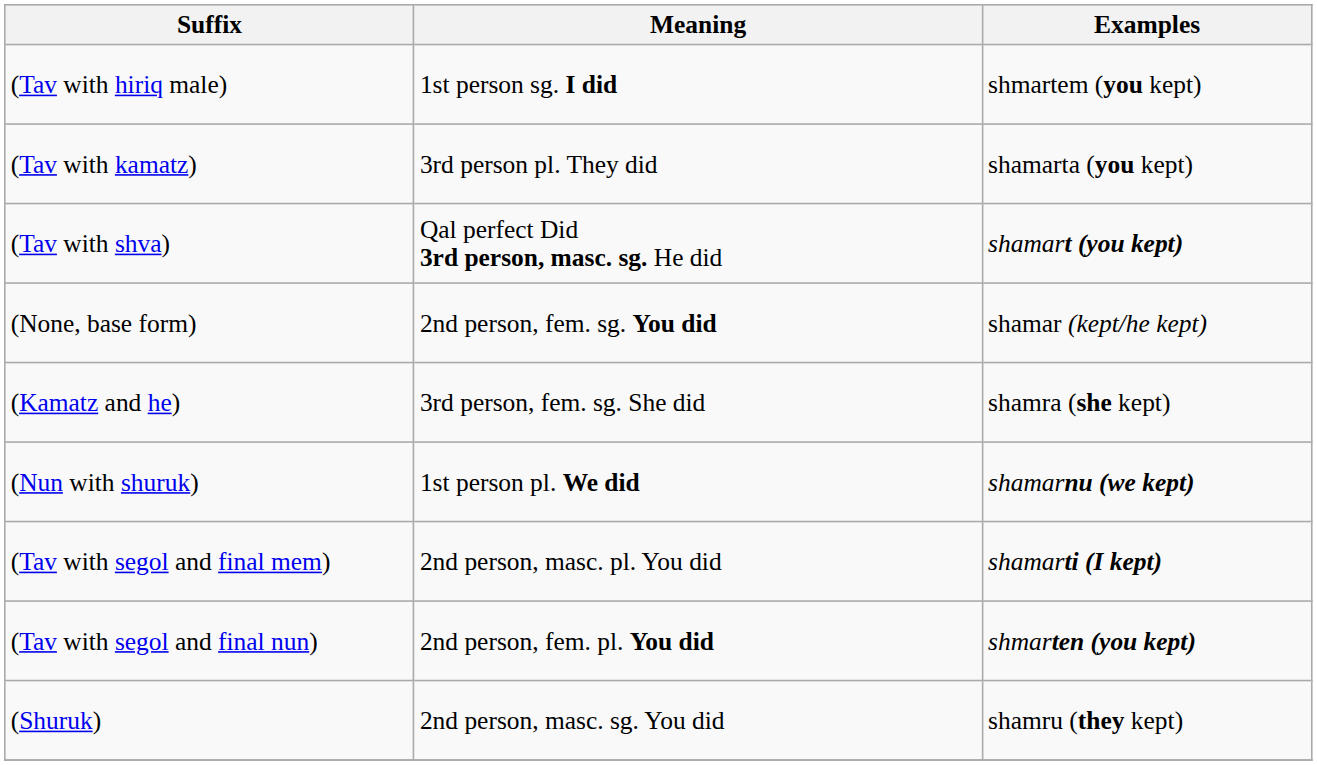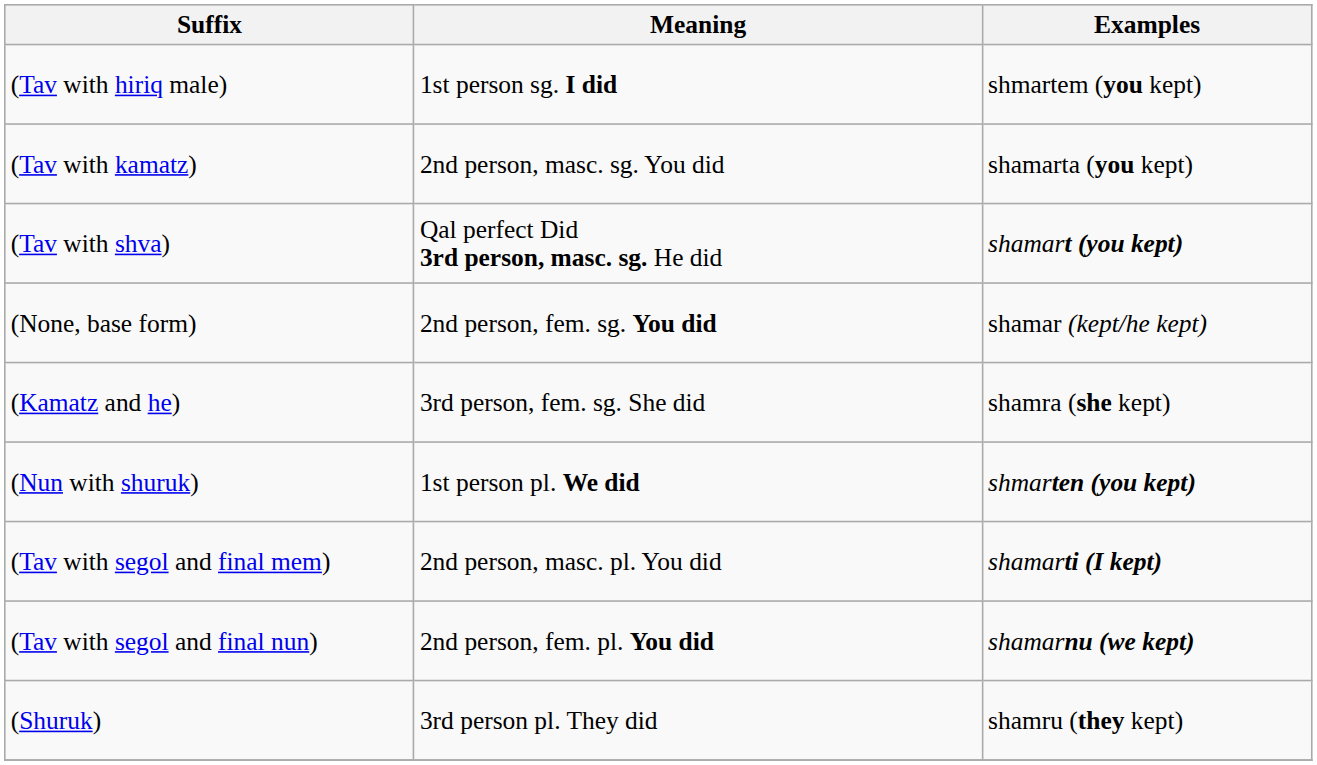(539, 164) 3rd person pl. They did -> (572, 164) 2nd person, masc. sg. You did
(1091, 482) shamarnu (we kept) -> (1092, 482) shmarten (you kept)
(1092, 641) shmarten (you kept) -> (1091, 641) shamarnu (we kept)
(572, 720) 2nd person, masc. sg. You did -> (539, 720) 3rd person pl. They did
